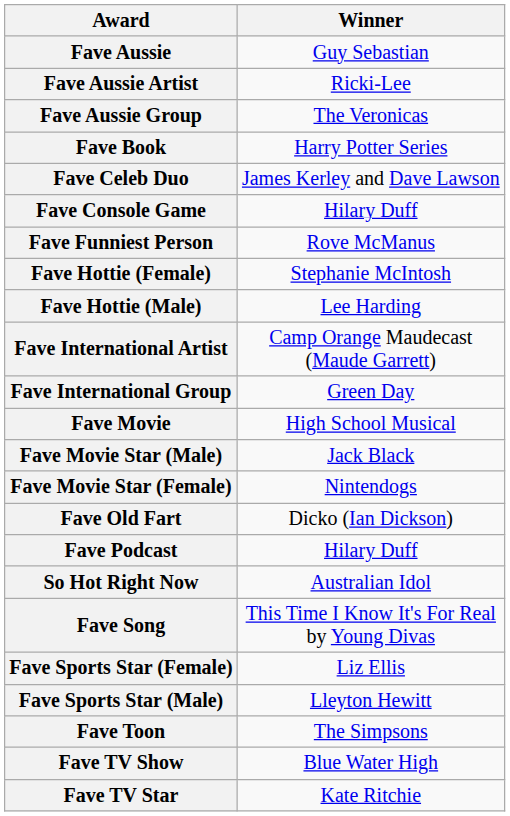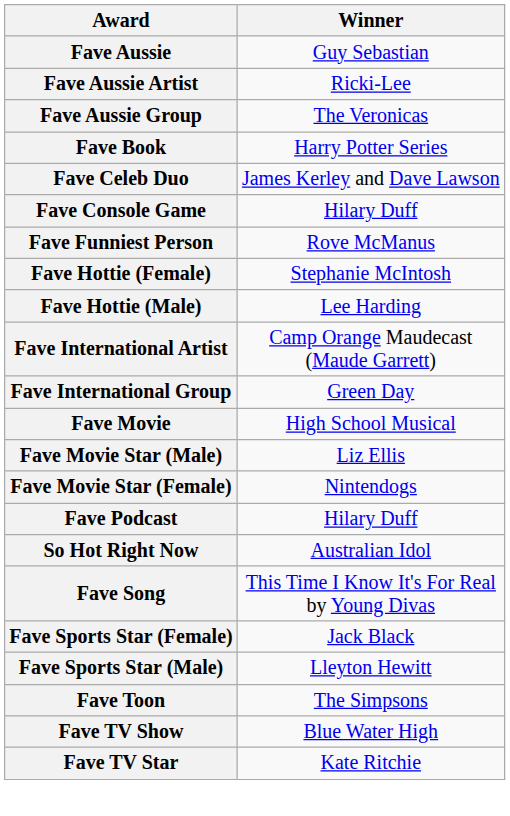(371, 455) Jack Black -> (371, 455) Liz Ellis
- row: (121, 518)
(371, 668) Liz Ellis -> (371, 636) Jack Black
